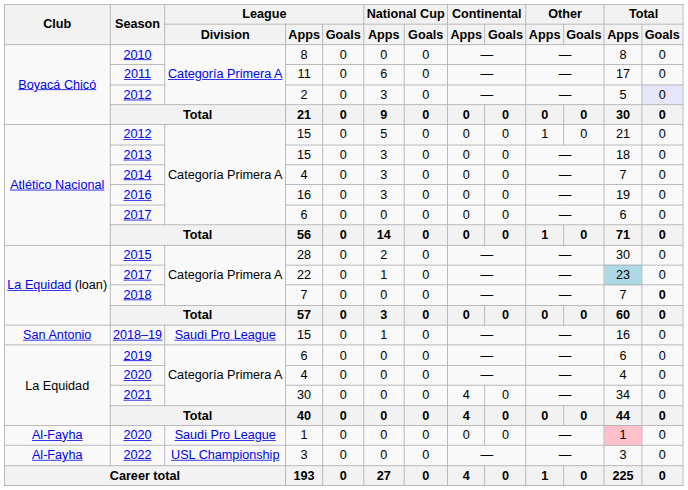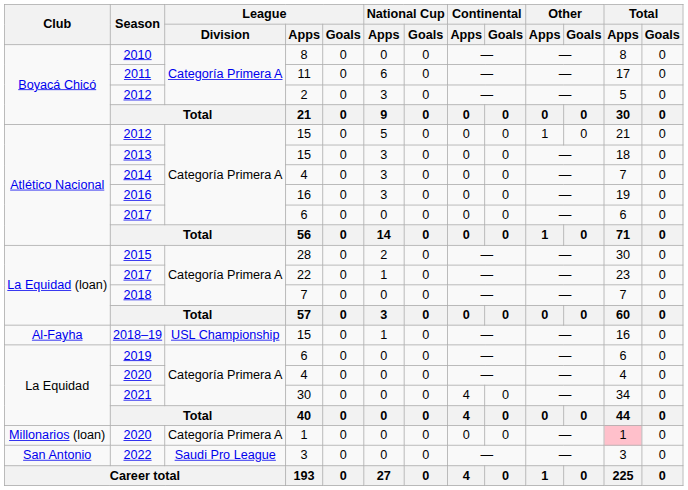(662, 94) lavender background -> (662, 94) no background
(623, 275) lightblue background -> (623, 275) no background
(662, 295) bold -> (662, 295) normal
(57, 335) San Antonio -> (57, 335) Al-Fayha
(225, 335) Saudi Pro League -> (225, 335) USL Championship
(57, 435) Al-Fayha -> (57, 435) Millonarios (loan)
(225, 435) Saudi Pro League -> (225, 435) Categoría Primera A
(57, 455) Al-Fayha -> (57, 455) San Antonio
(225, 455) USL Championship -> (225, 455) Saudi Pro League
